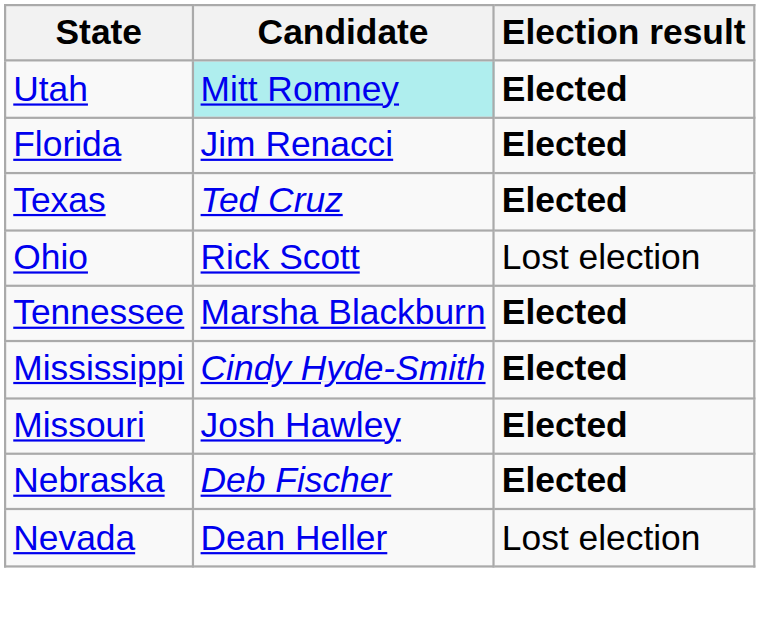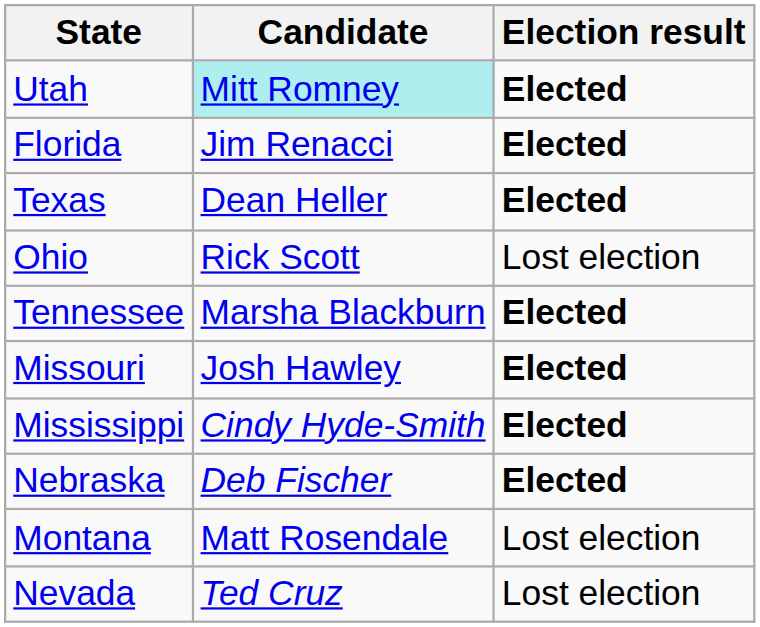(272, 200) Ted Cruz -> (294, 200) Dean Heller
rows swapped: (99, 369) <-> (79, 425)
+ row: (82, 537)
(294, 537) Dean Heller -> (272, 593) Ted Cruz
